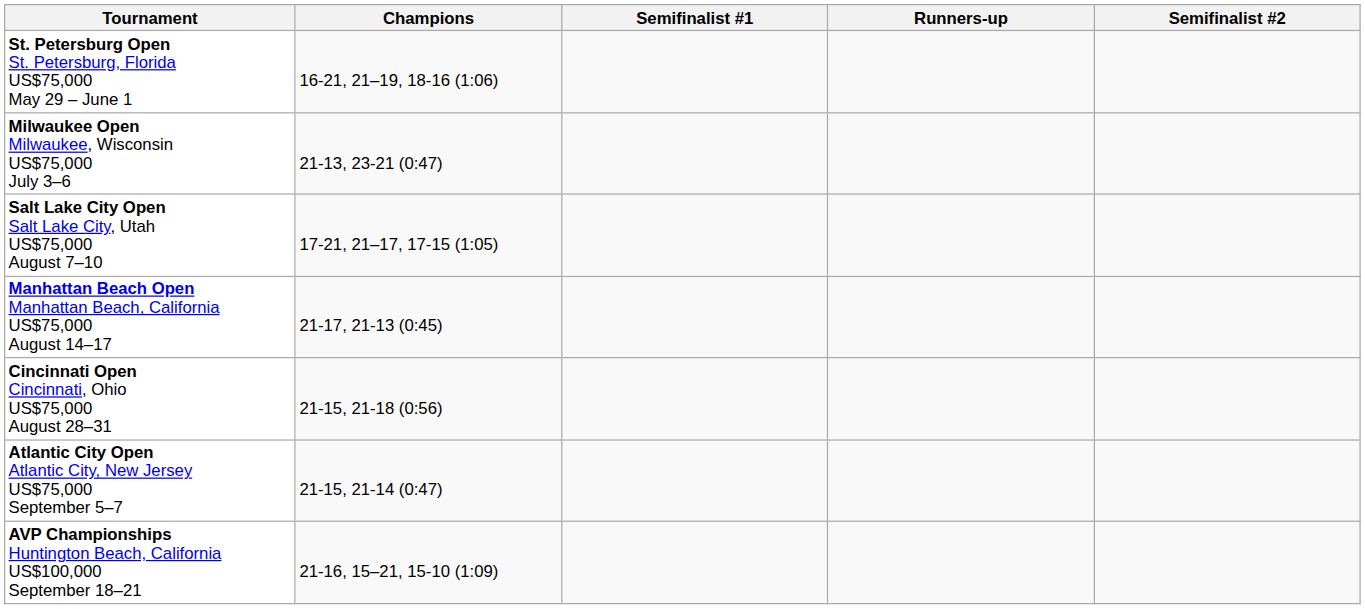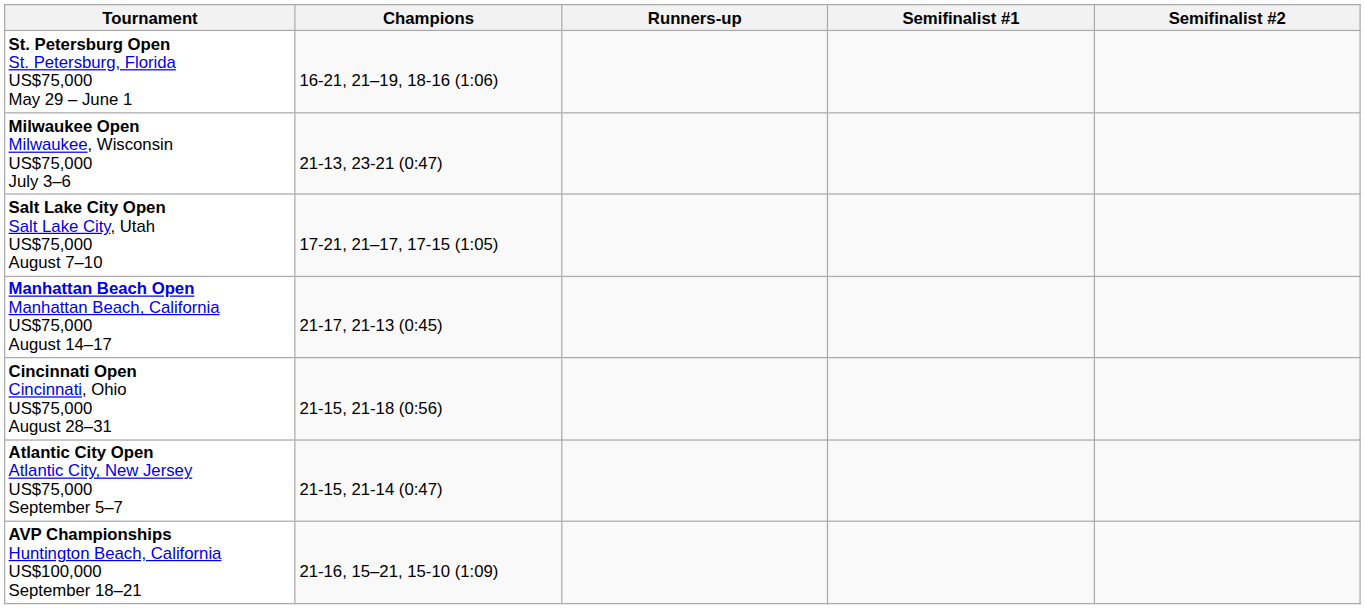columns swapped: (961, 17) <-> (695, 17)
